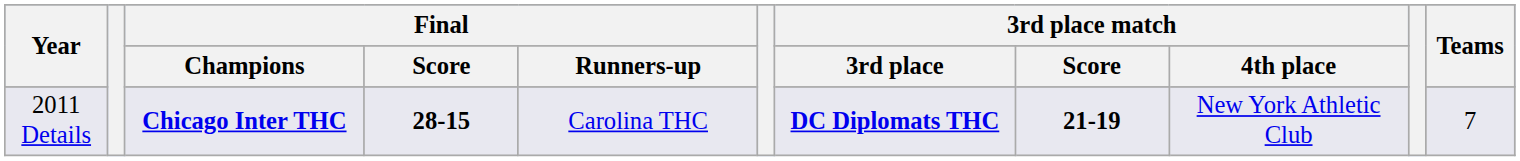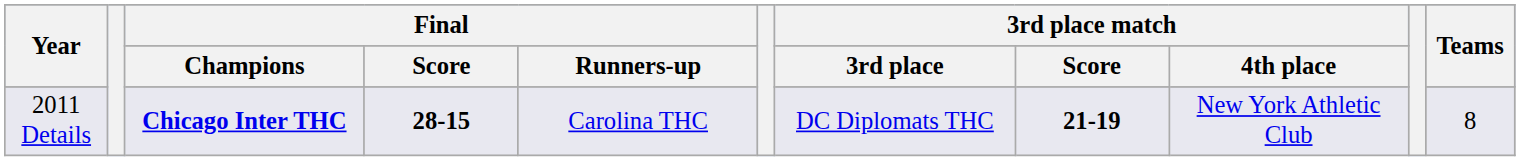(895, 120) bold -> (895, 120) normal
(1470, 120) 7 -> (1470, 120) 8
